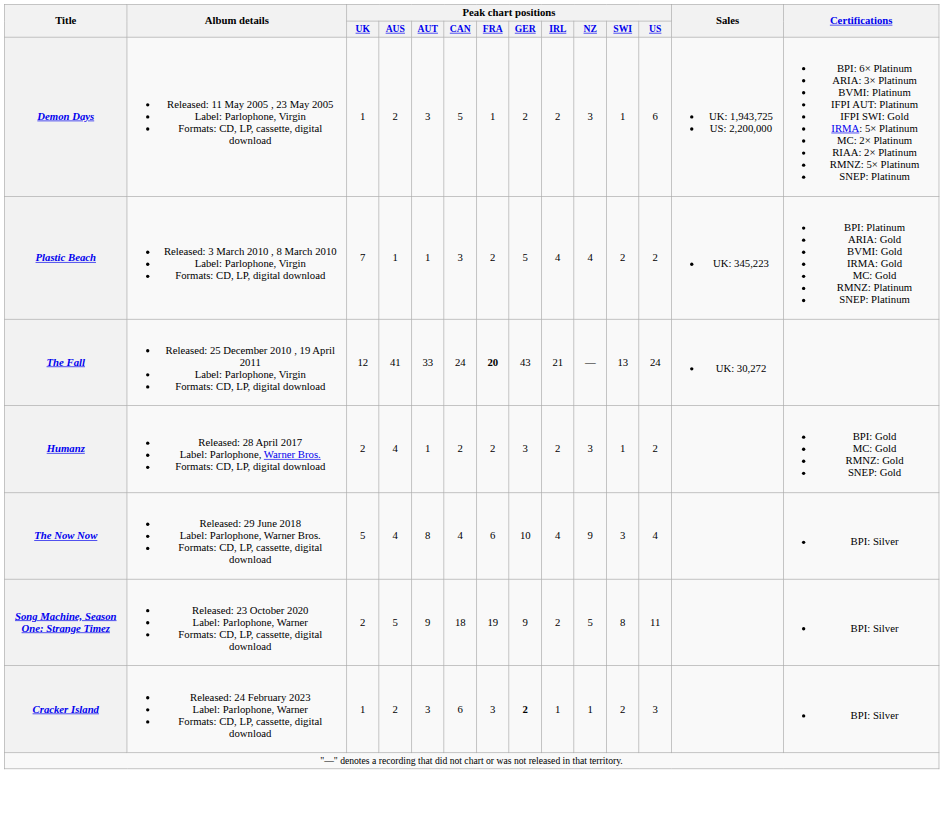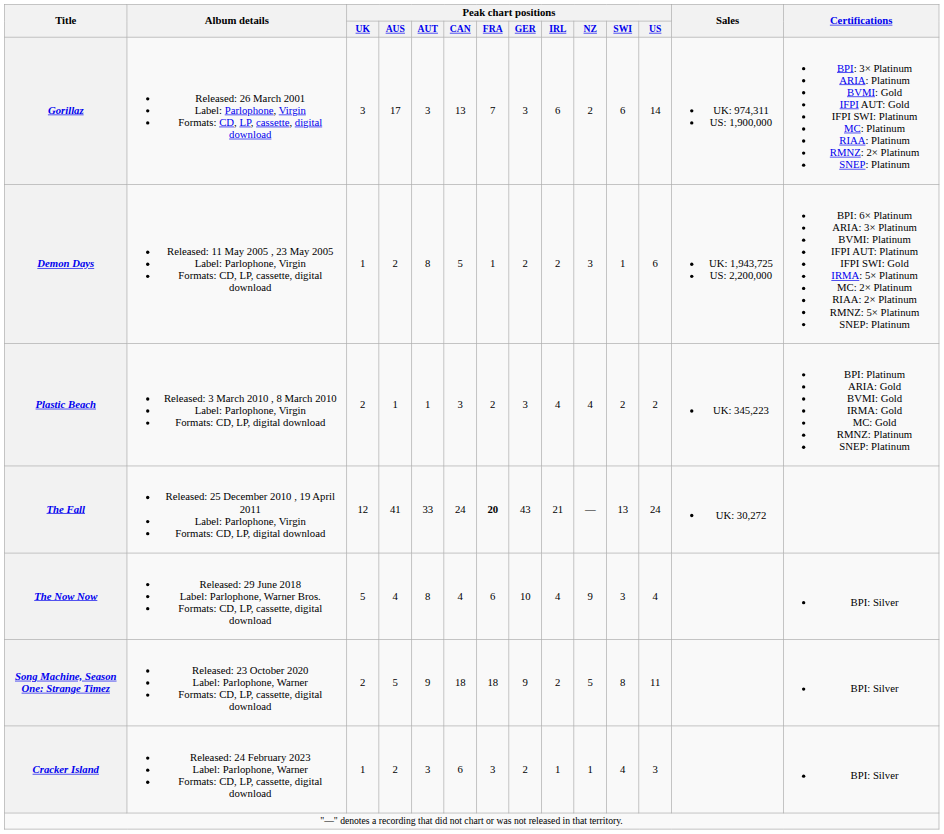+ row: (66, 110)
(428, 116) 3 -> (428, 263) 8
(363, 257) 7 -> (363, 404) 2
(525, 257) 5 -> (525, 404) 3
- row: (66, 449)
(493, 622) 19 -> (493, 683) 18
(525, 709) bold -> (525, 769) normal
(623, 709) 2 -> (623, 769) 4
